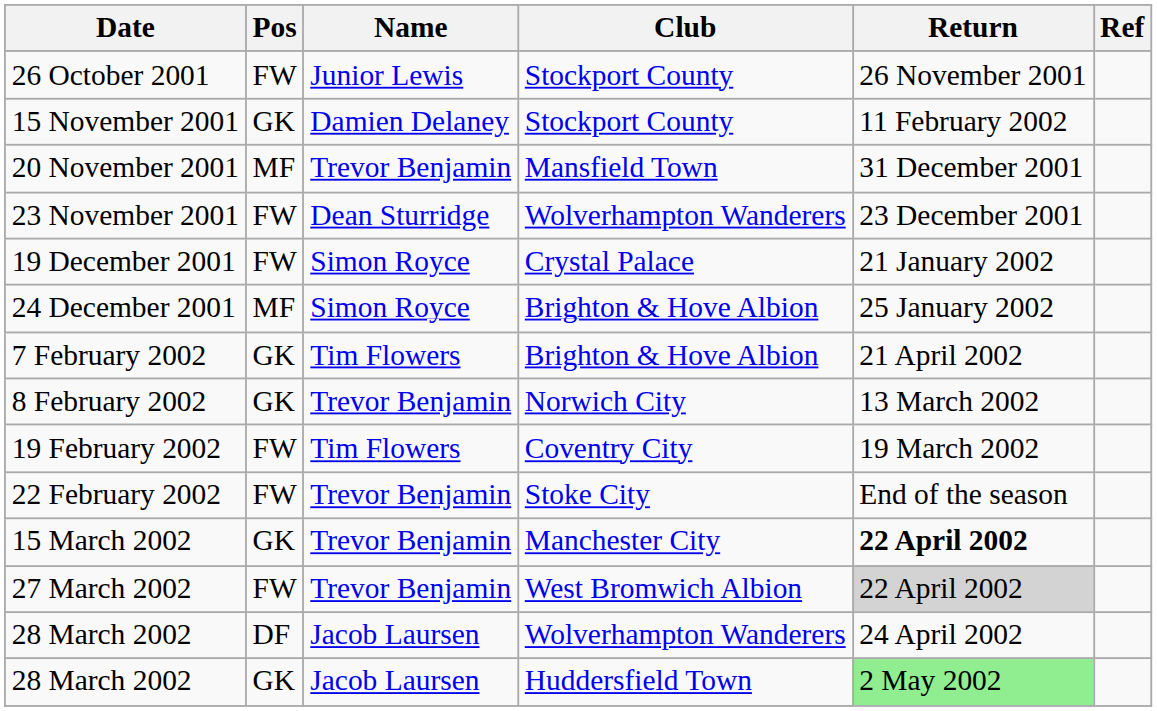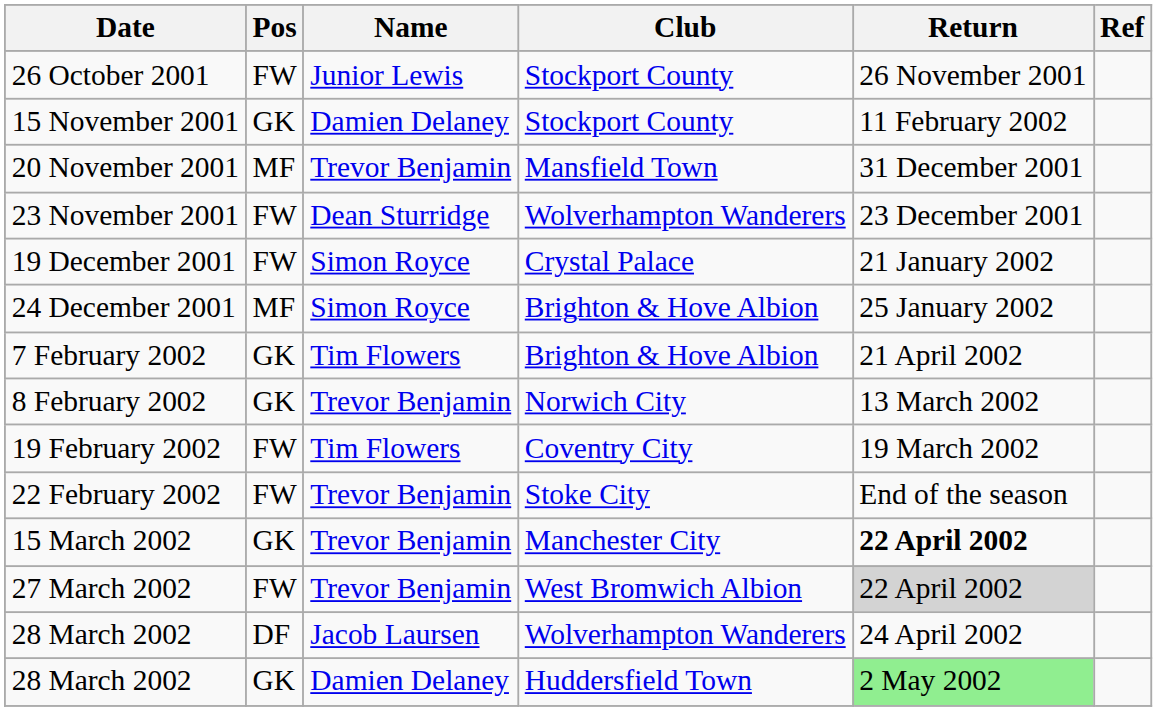(395, 681) Jacob Laursen -> (410, 681) Damien Delaney
